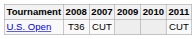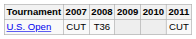columns swapped: (102, 12) <-> (76, 12)
